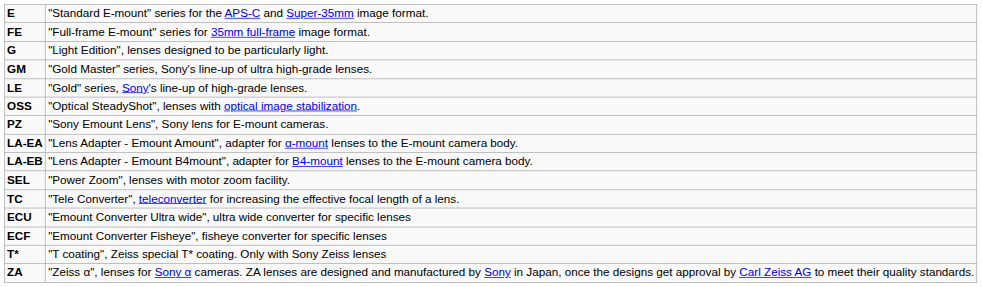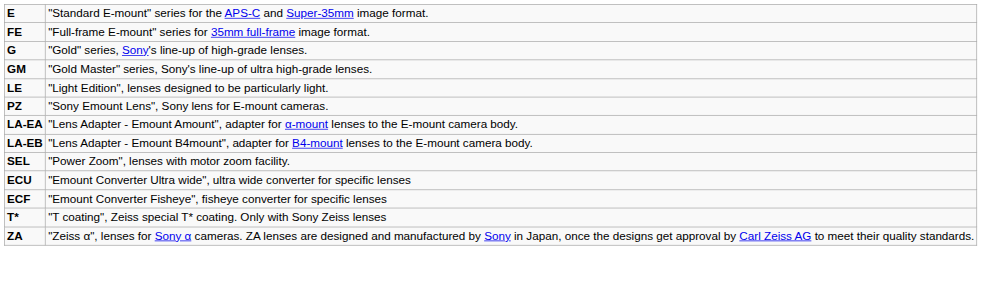(188, 50) "Light Edition", lenses designed to be particularly light. -> (178, 50) "Gold" series, Sony's line-up of high-grade lenses.
(178, 87) "Gold" series, Sony's line-up of high-grade lenses. -> (188, 87) "Light Edition", lenses designed to be particularly light.
- row: (19, 106)
- row: (15, 198)
